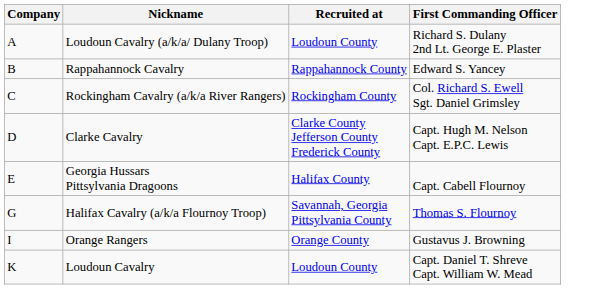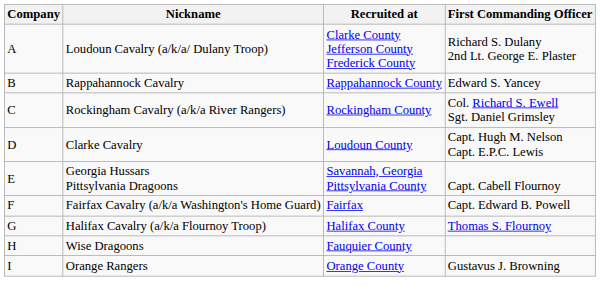(334, 41) Loudoun County -> (371, 48) Clarke County Jefferson County Frederick County
(336, 137) Clarke County Jefferson County Frederick County -> (369, 144) Loudoun County
(331, 178) Halifax County -> (376, 178) Savannah, Georgia Pittsylvania County
+ row: (193, 205)
(341, 213) Savannah, Georgia Pittsylvania County -> (366, 225) Halifax County
+ row: (105, 245)
- row: (110, 267)
